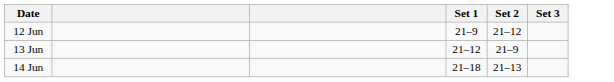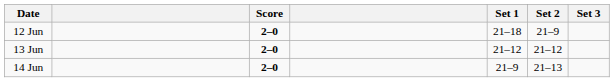+ column: (269, 13)
(466, 31) 21–9 -> (507, 31) 21–18
(507, 31) 21–12 -> (548, 31) 21–9
(507, 49) 21–9 -> (548, 49) 21–12
(466, 67) 21–18 -> (507, 67) 21–9
